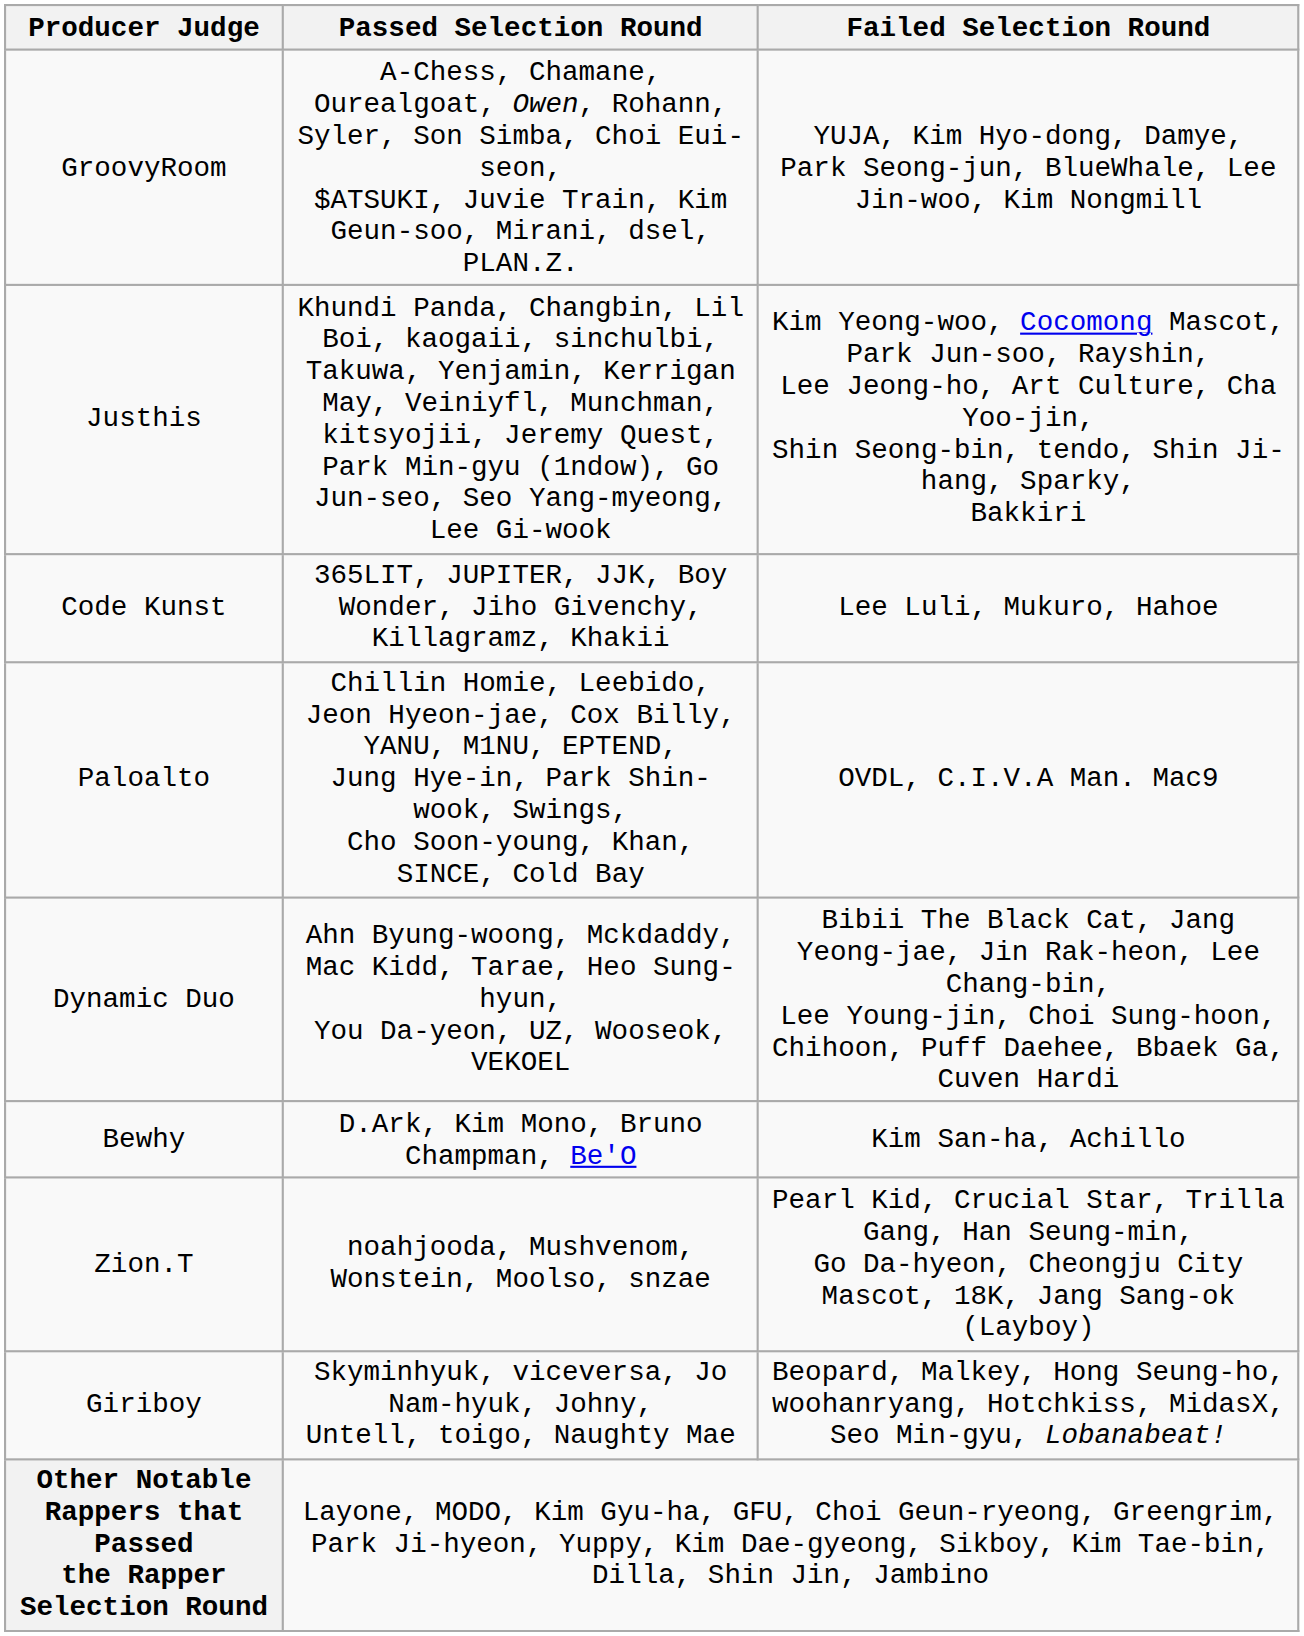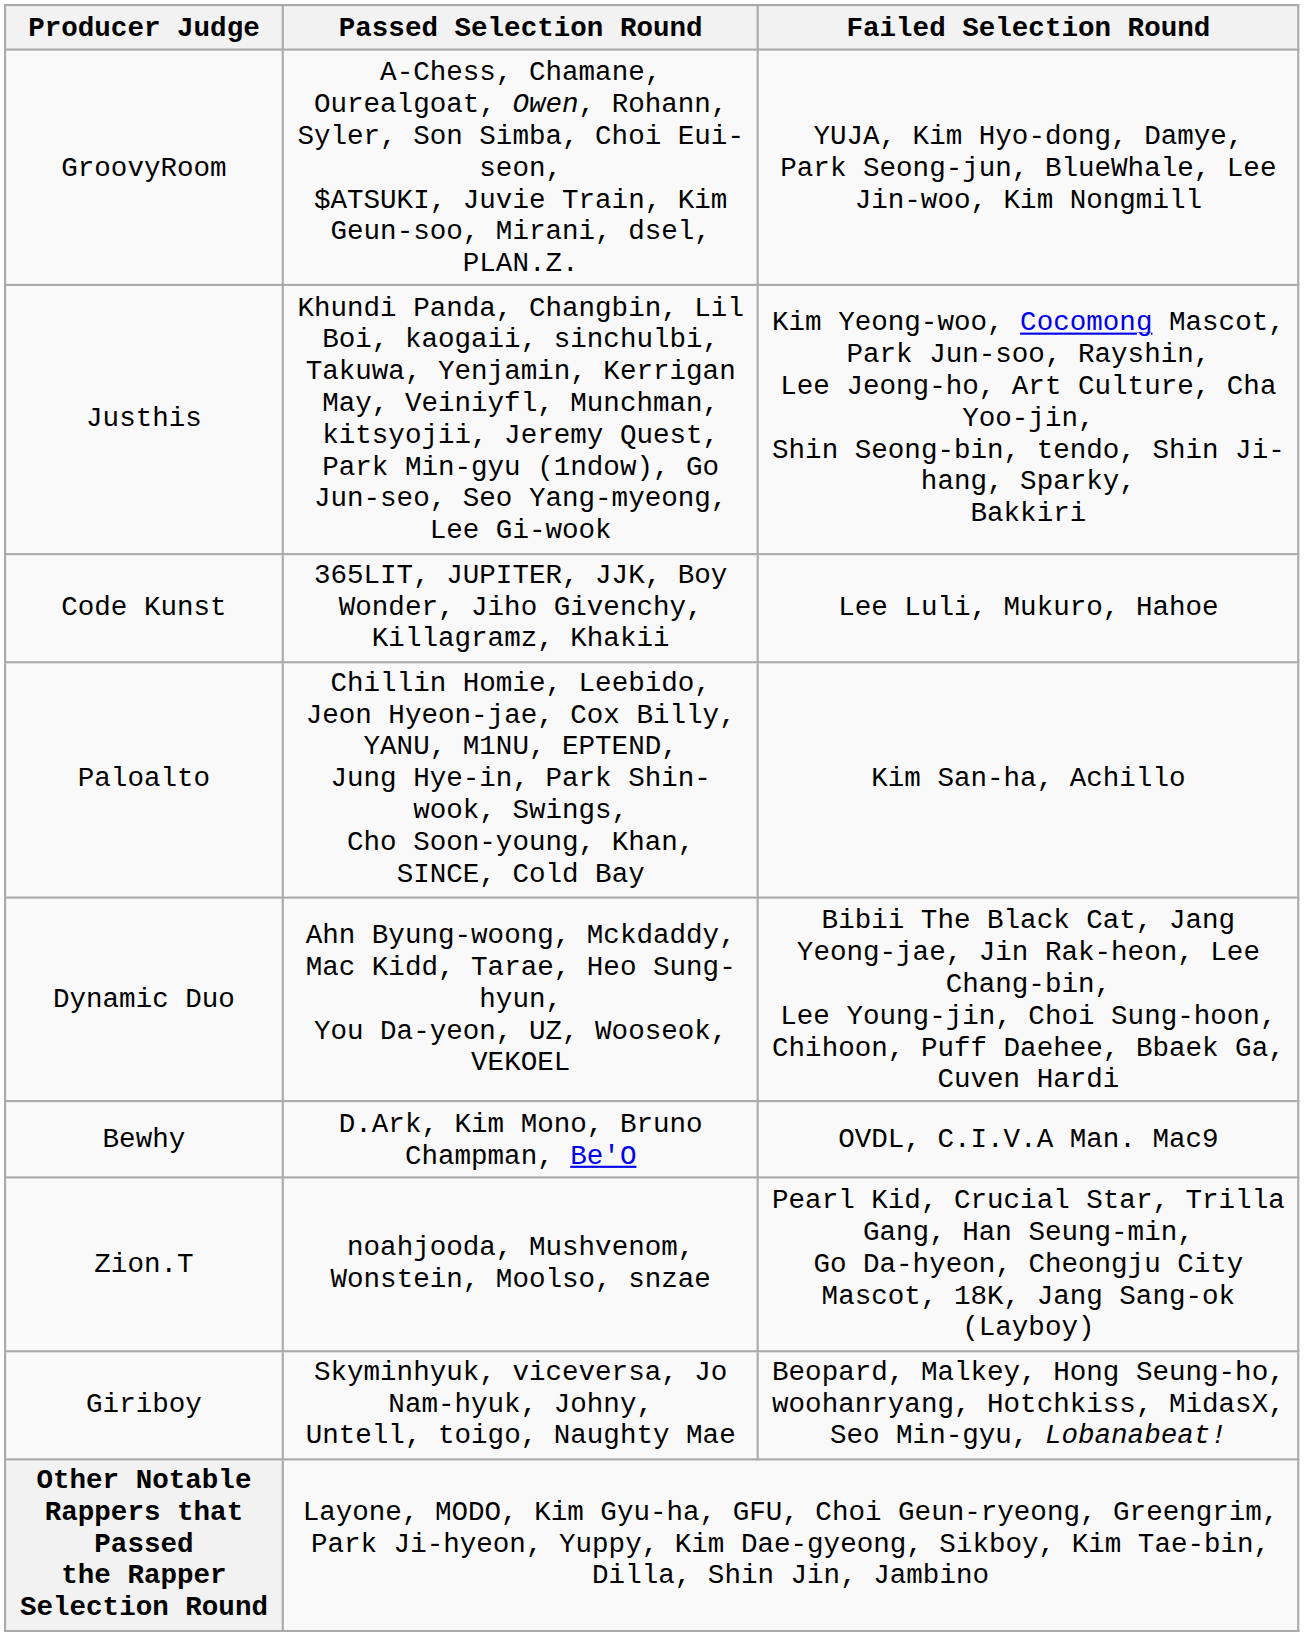(1028, 780) OVDL, C.I.V.A Man. Mac9 -> (1028, 780) Kim San-ha, Achillo
(1028, 1140) Kim San-ha, Achillo -> (1028, 1140) OVDL, C.I.V.A Man. Mac9
